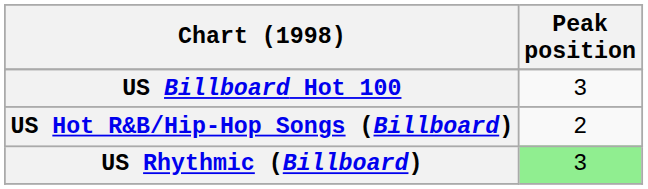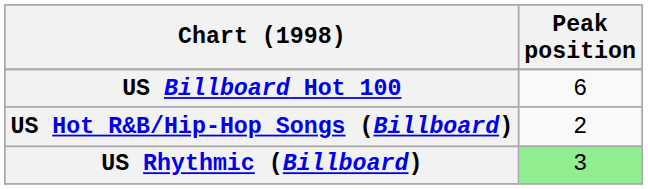(580, 89) 3 -> (580, 89) 6
